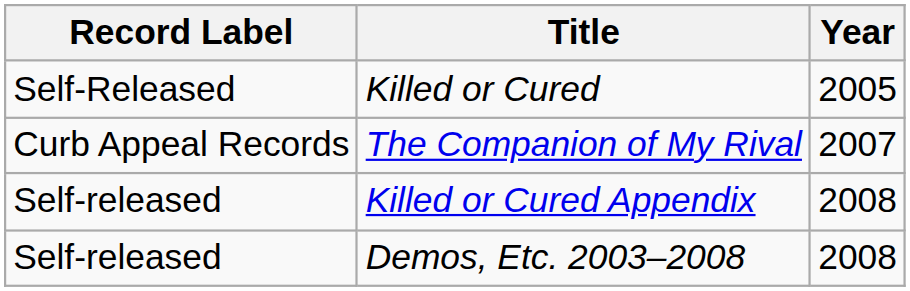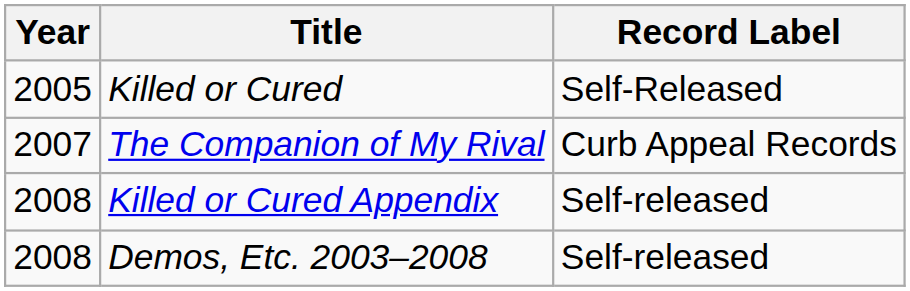columns swapped: (858, 32) <-> (181, 32)
